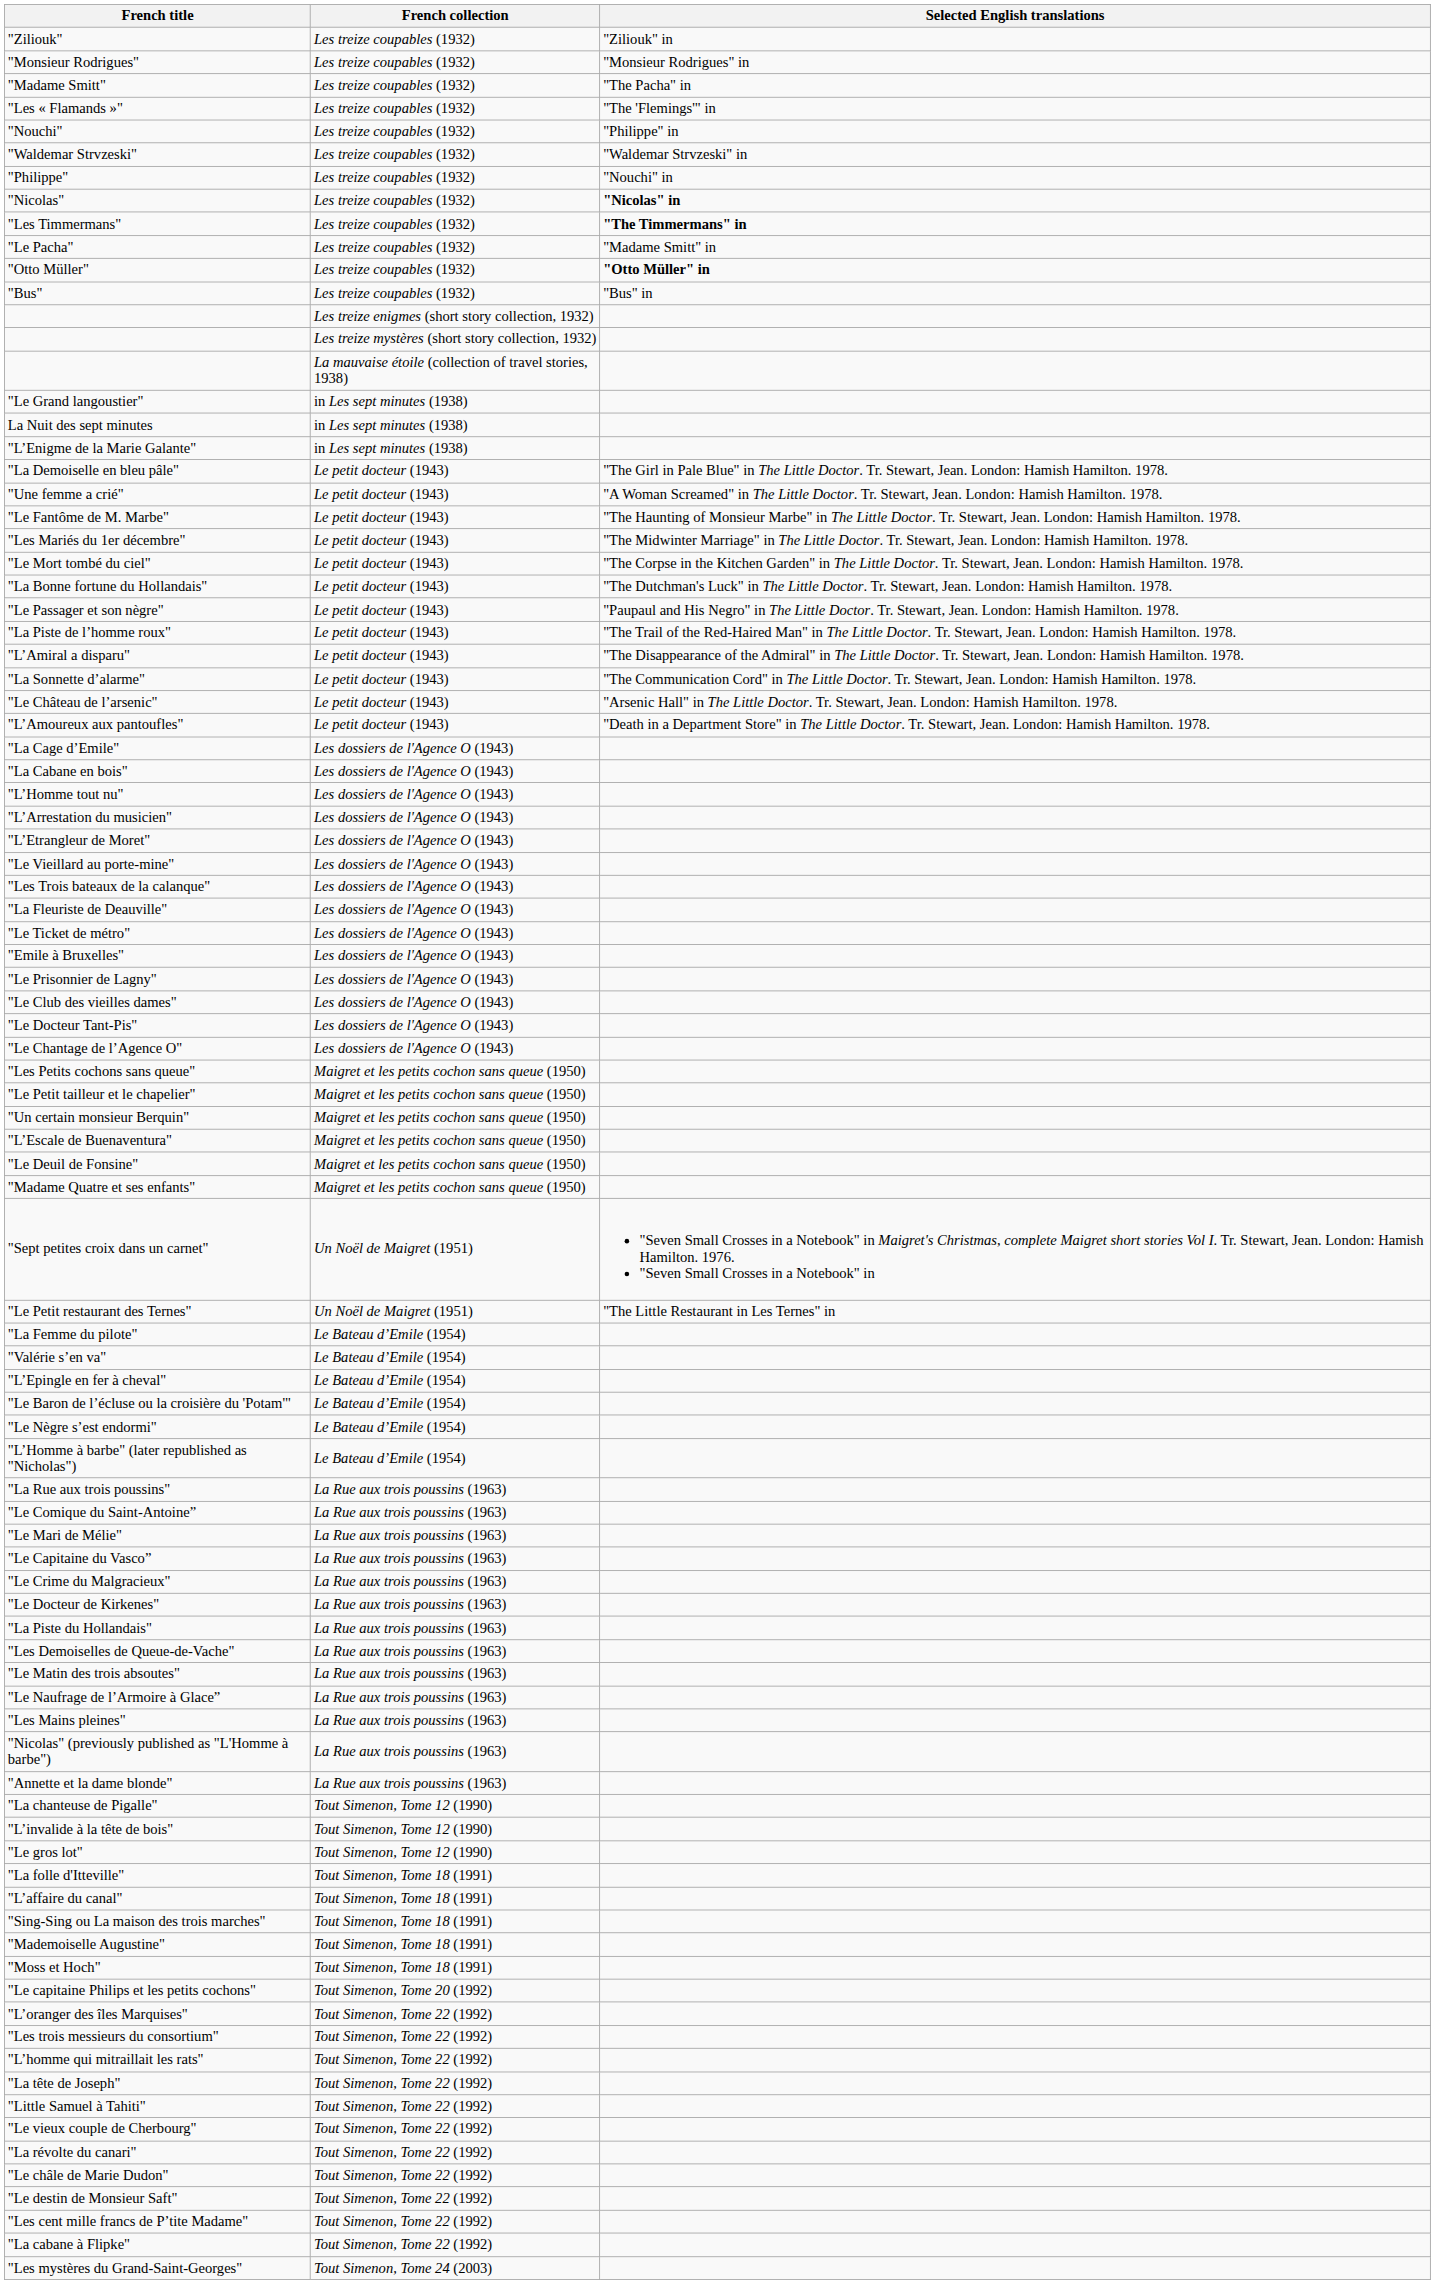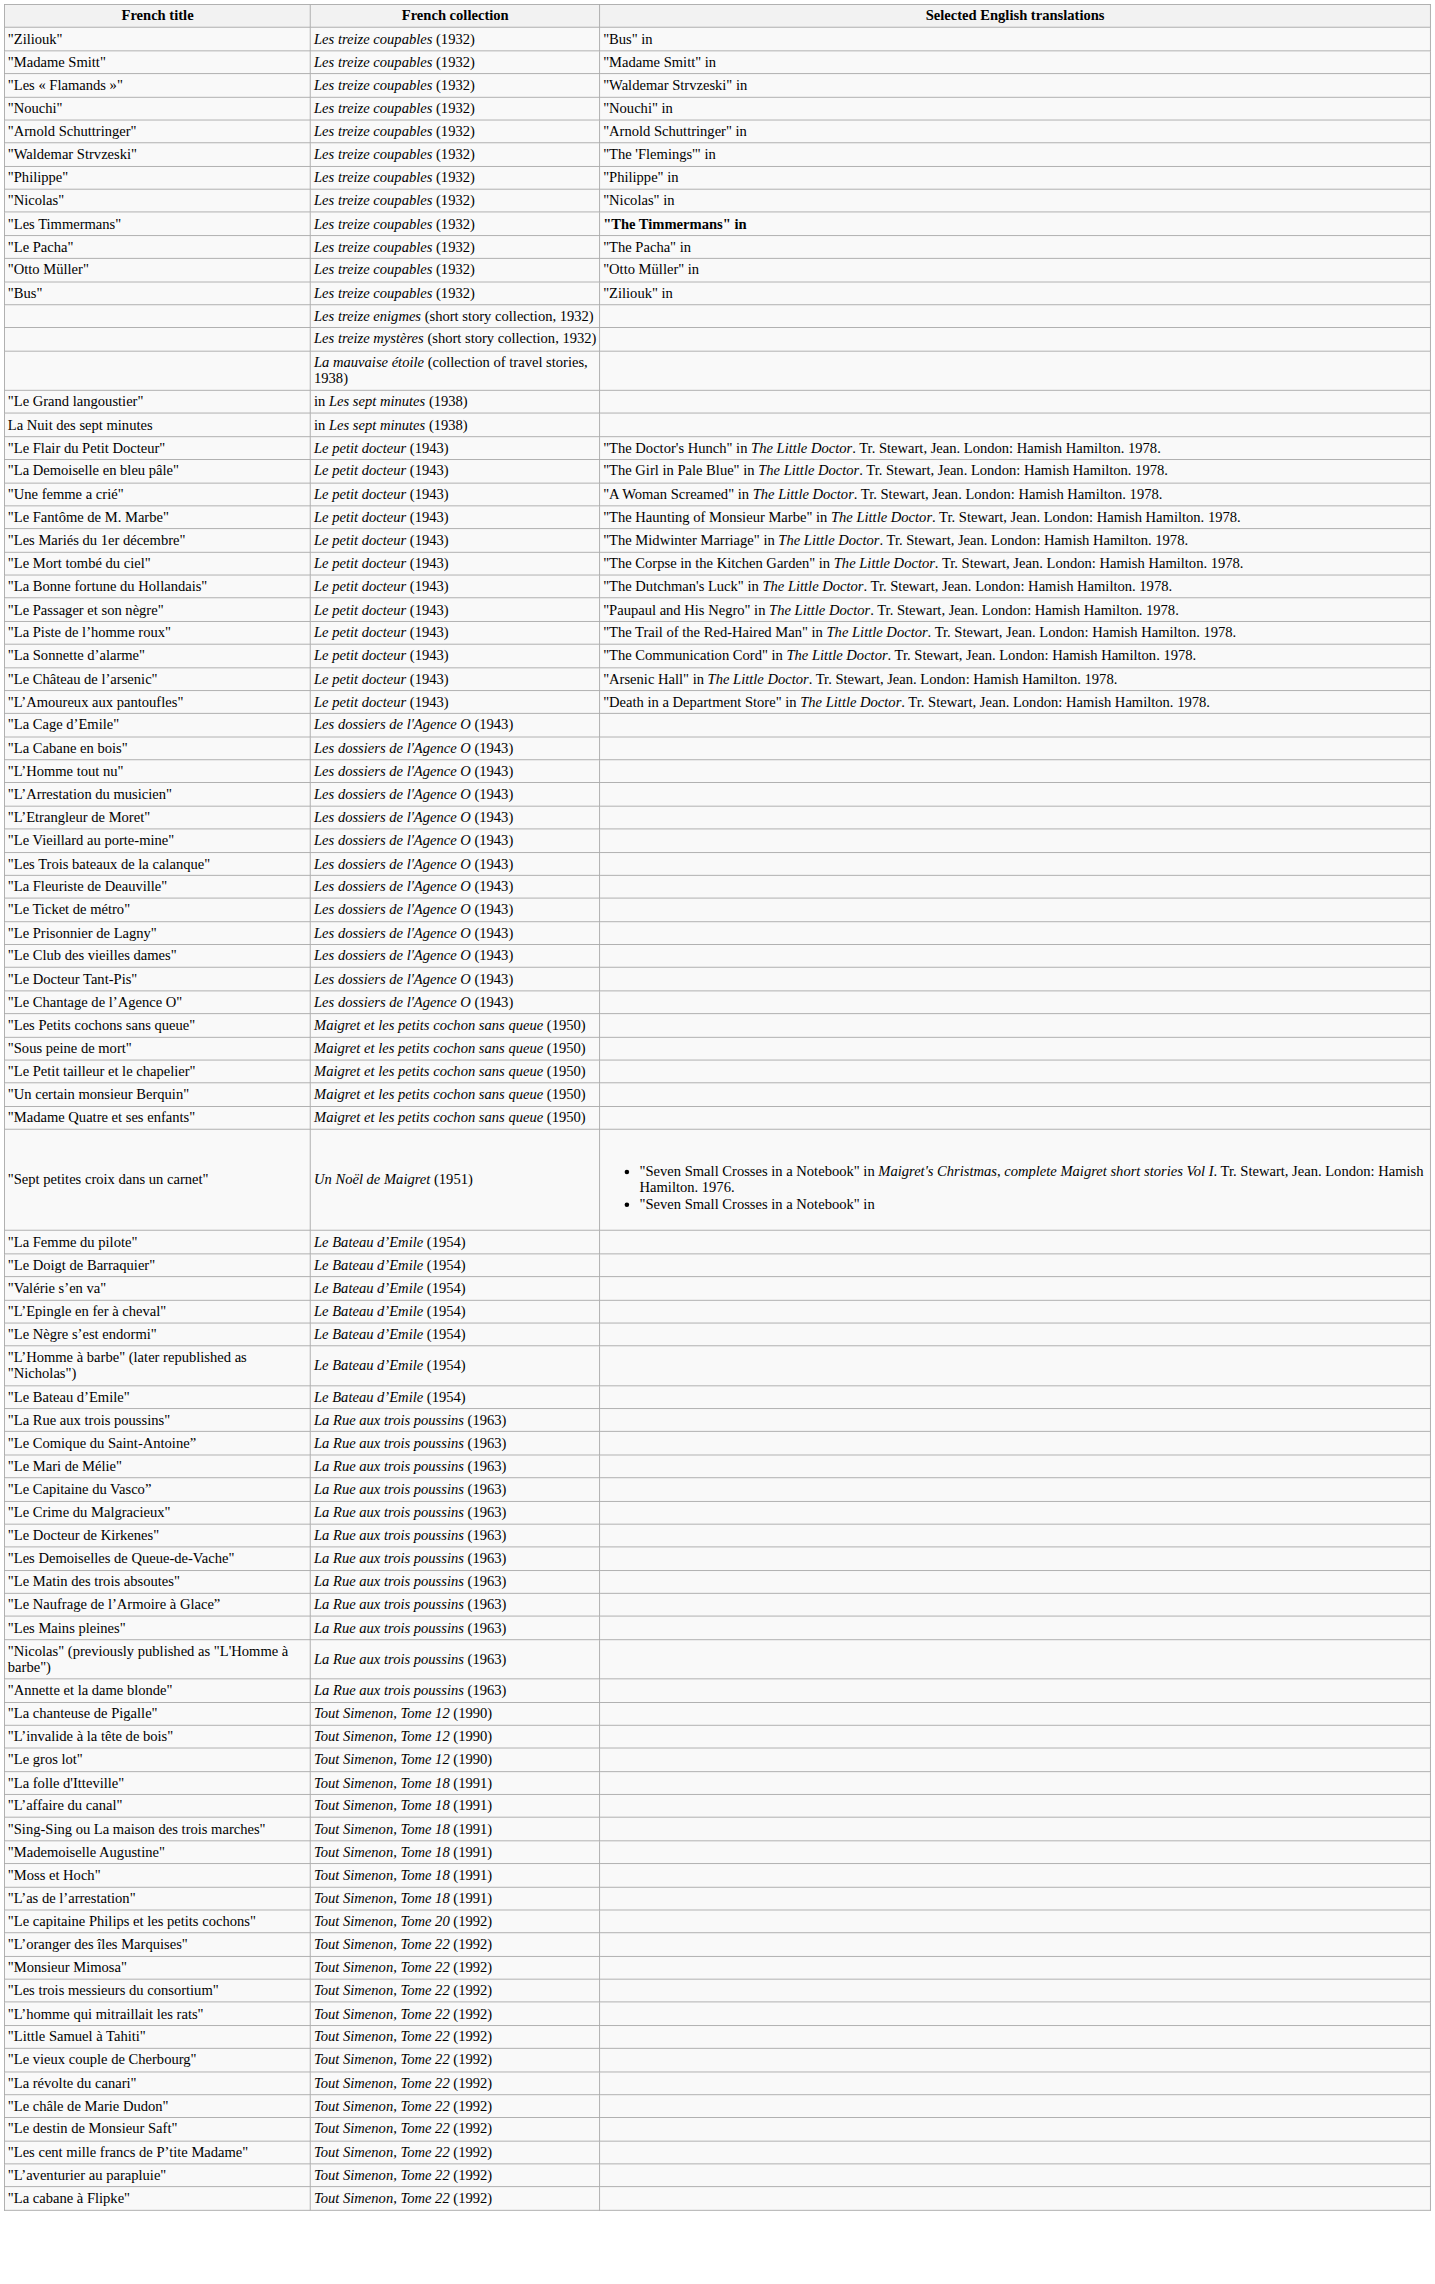(638, 39) "Ziliouk" in -> (628, 39) "Bus" in
- row: (73, 62)
(647, 85) "The Pacha" in -> (660, 62) "Madame Smitt" in
(659, 108) "The 'Flemings'" in -> (675, 85) "Waldemar Strvzeski" in
(641, 131) "Philippe" in -> (638, 108) "Nouchi" in
+ row: (72, 131)
(675, 154) "Waldemar Strvzeski" in -> (659, 154) "The 'Flemings'" in
(638, 177) "Nouchi" in -> (641, 177) "Philippe" in
(642, 200) bold -> (639, 200) normal
(660, 246) "Madame Smitt" in -> (647, 246) "The Pacha" in
(657, 270) bold -> (651, 270) normal
(628, 293) "Bus" in -> (638, 293) "Ziliouk" in
- row: (102, 448)
+ row: (87, 448)
- row: (69, 655)
- row: (66, 956)
+ row: (70, 1048)
- row: (90, 1140)
- row: (73, 1163)
- row: (100, 1311)
+ row: (81, 1265)
- row: (149, 1403)
+ row: (69, 1397)
- row: (80, 1627)
+ row: (72, 1898)
+ row: (67, 1967)
- row: (64, 2083)
+ row: (87, 2175)
- row: (125, 2267)
